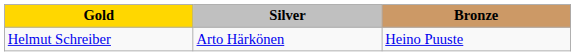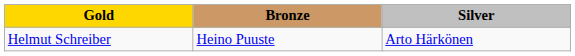columns swapped: (288, 16) <-> (476, 16)
